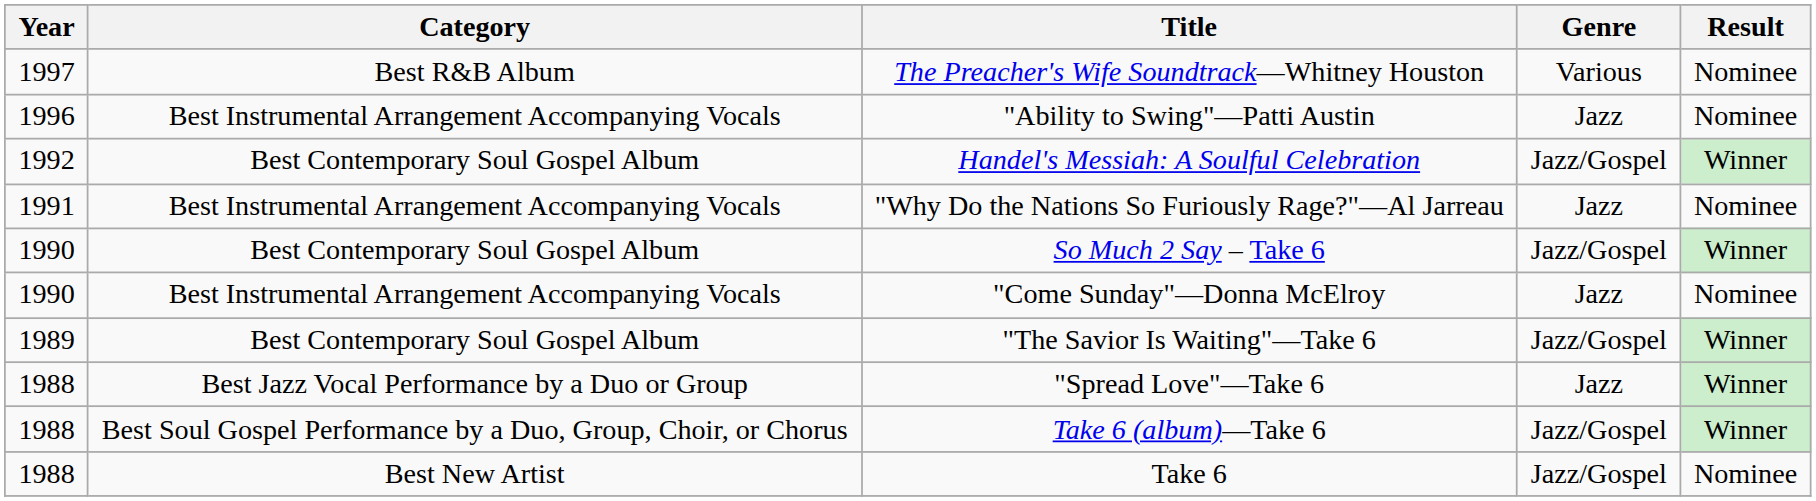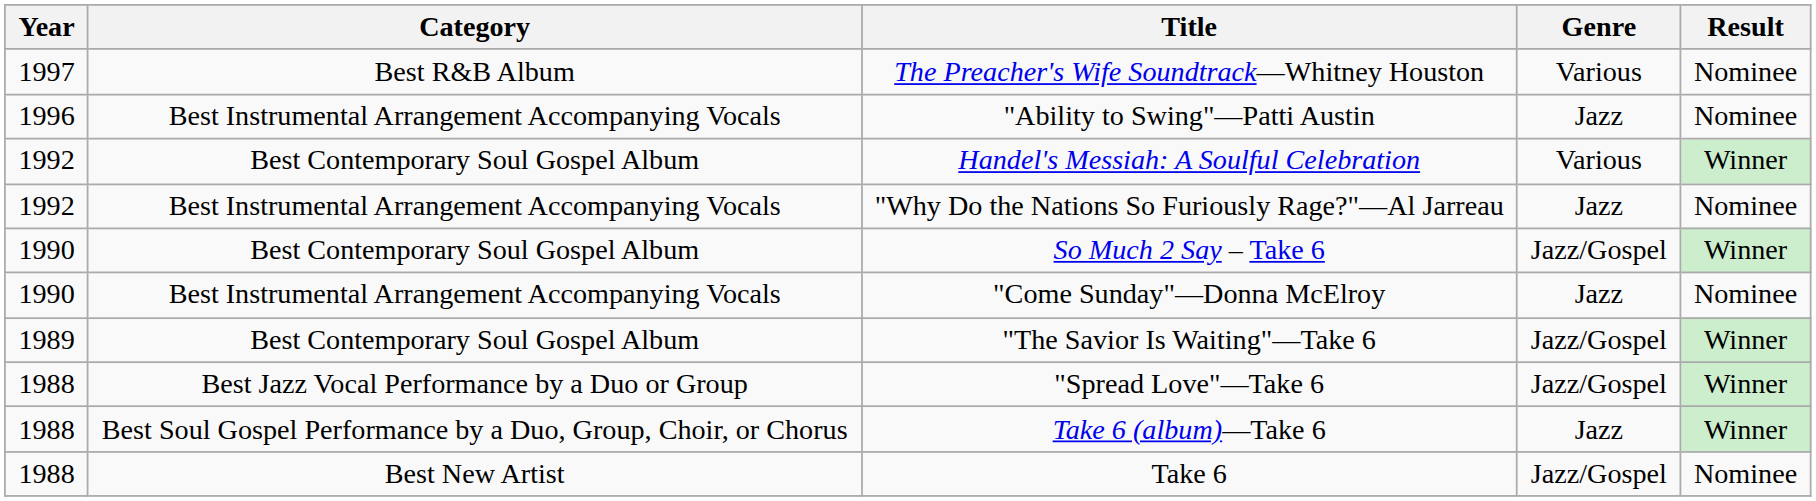(1599, 160) Jazz/Gospel -> (1599, 160) Various
(47, 205) 1991 -> (47, 205) 1992
(1599, 384) Jazz -> (1599, 384) Jazz/Gospel
(1599, 428) Jazz/Gospel -> (1599, 428) Jazz
